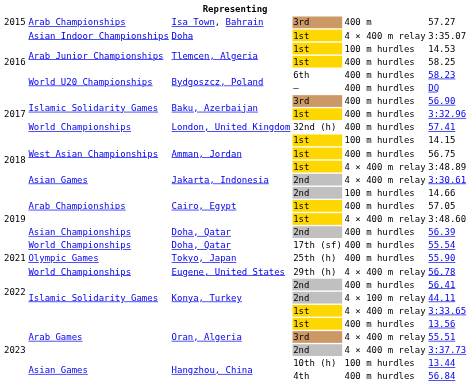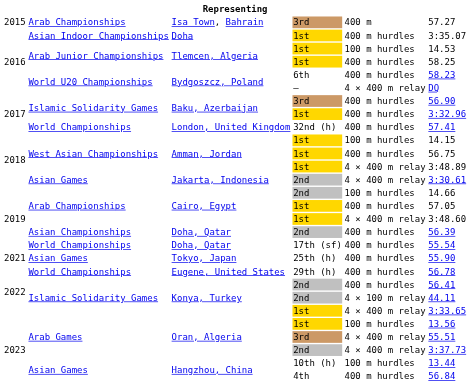(385, 35) 4 × 400 m relay -> (380, 35) 400 m hurdles
(380, 88) 400 m hurdles -> (385, 88) 4 × 400 m relay
(64, 258) Olympic Games -> (58, 258) Asian Games
(385, 271) 4 × 400 m relay -> (380, 271) 400 m hurdles
(380, 324) 400 m hurdles -> (380, 324) 100 m hurdles
